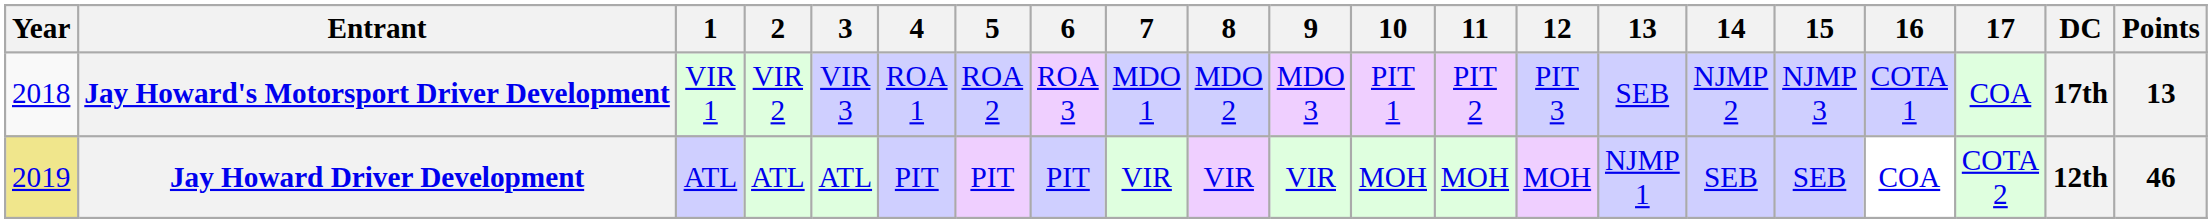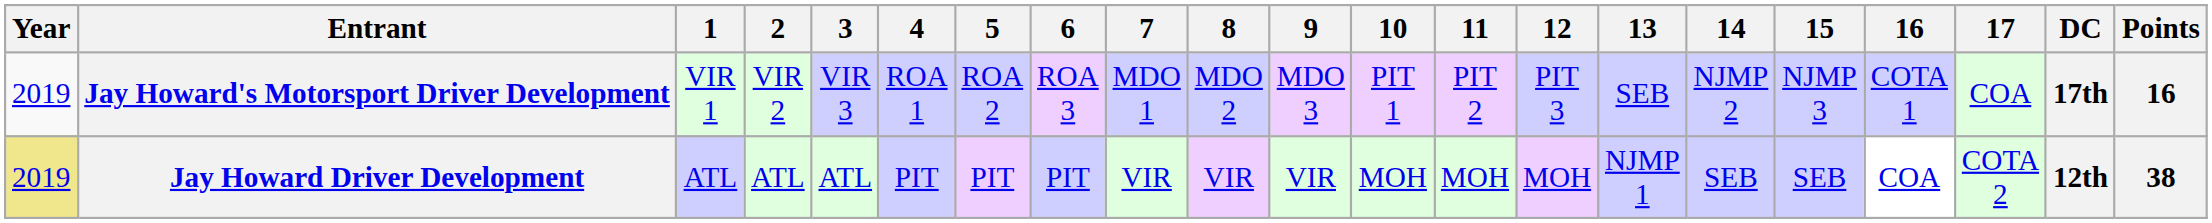(41, 93) 2018 -> (41, 93) 2019
(2161, 93) 13 -> (2161, 93) 16
(2161, 176) 46 -> (2161, 176) 38
